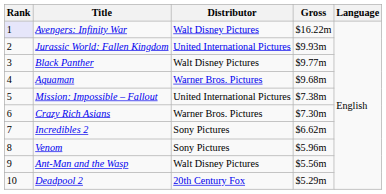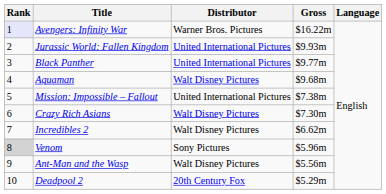(216, 29) Walt Disney Pictures -> (218, 29) Warner Bros. Pictures
(216, 63) Walt Disney Pictures -> (232, 63) United International Pictures
(218, 80) Warner Bros. Pictures -> (216, 80) Walt Disney Pictures
(218, 113) Warner Bros. Pictures -> (216, 113) Walt Disney Pictures
(201, 130) Sony Pictures -> (216, 130) Walt Disney Pictures
(9, 147) no background -> (9, 147) lightgrey background
